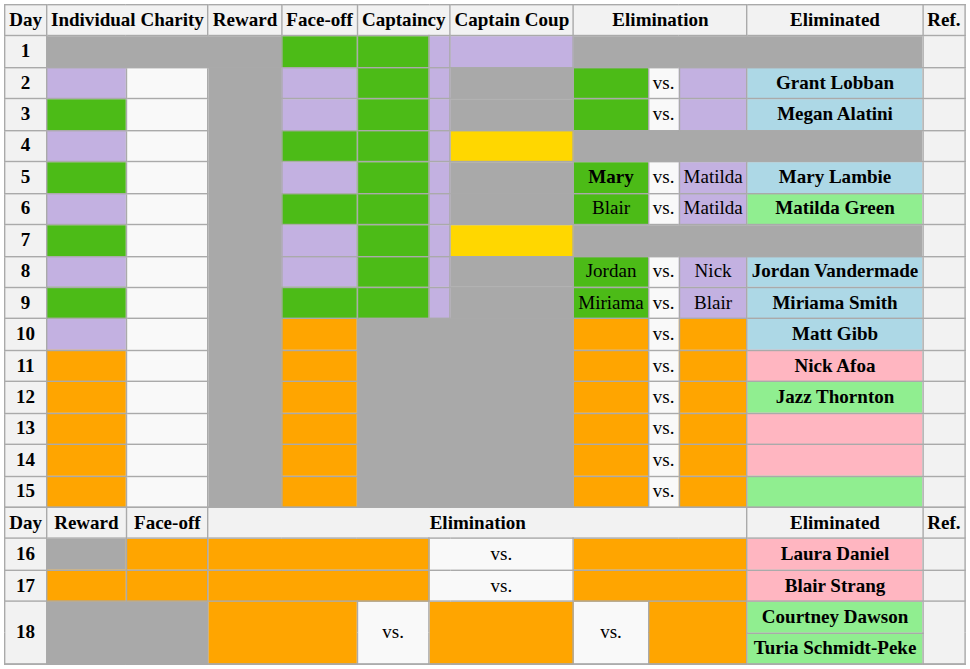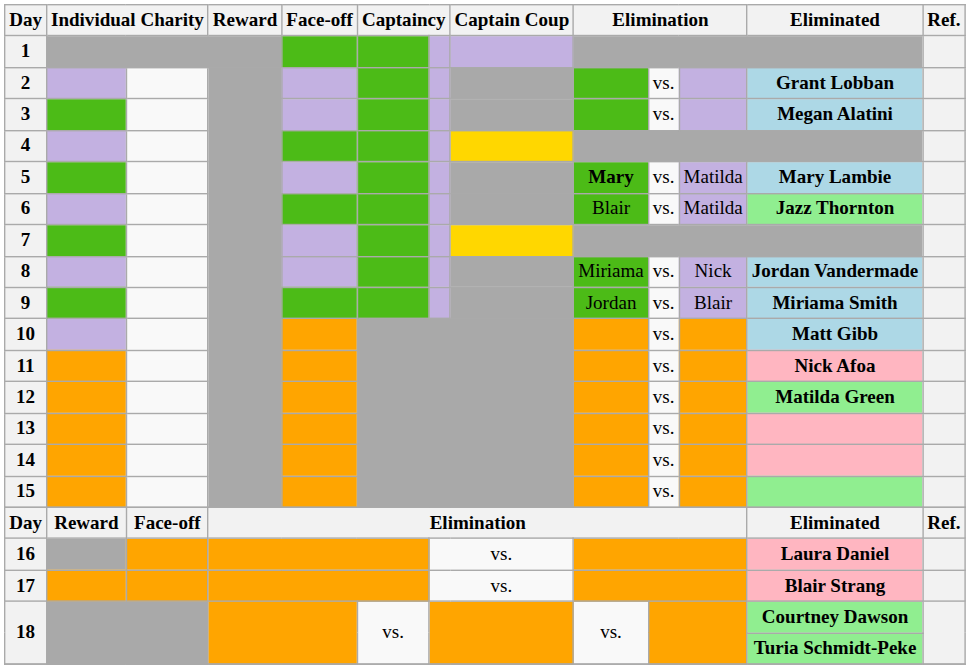(835, 208) Matilda Green -> (835, 208) Jazz Thornton
(611, 271) Jordan -> (611, 271) Miriama
(611, 302) Miriama -> (611, 302) Jordan
(835, 396) Jazz Thornton -> (835, 396) Matilda Green
